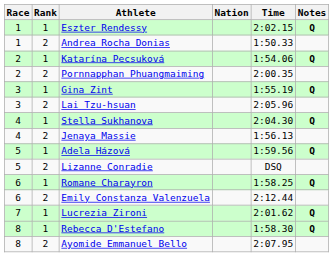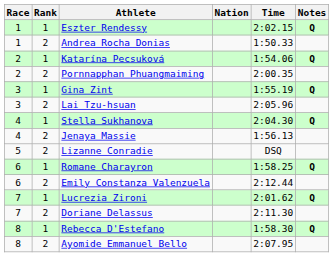- row: (96, 151)
+ row: (107, 213)
